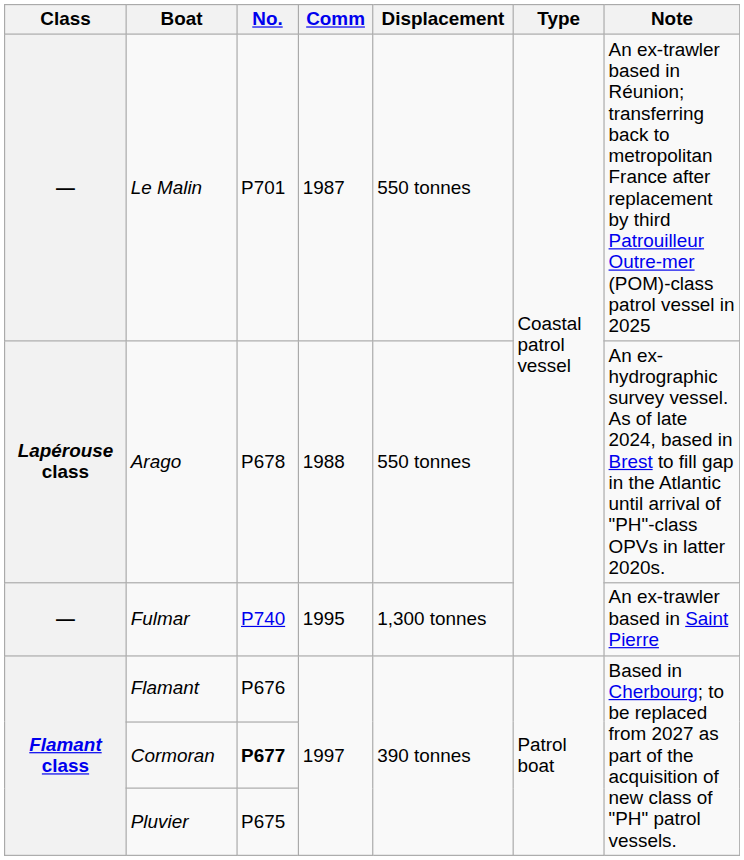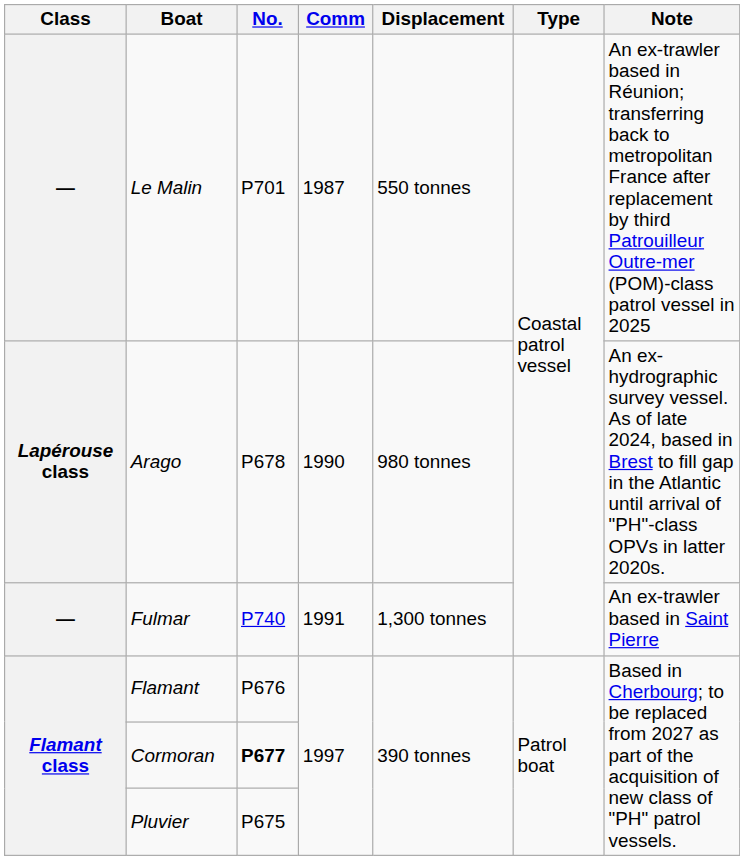(324, 461) 1988 -> (324, 461) 1990
(424, 461) 550 tonnes -> (424, 461) 980 tonnes
(324, 619) 1995 -> (324, 619) 1991
